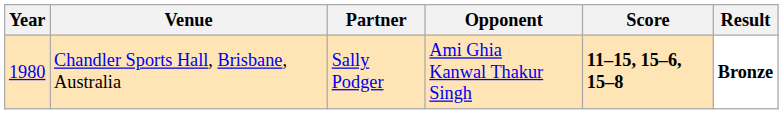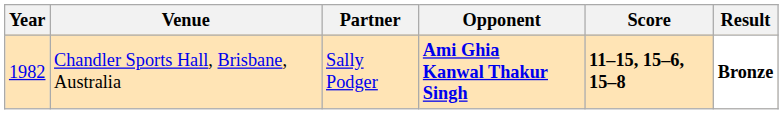(27, 71) 1980 -> (27, 71) 1982
(486, 71) normal -> (485, 71) bold
